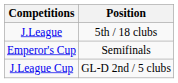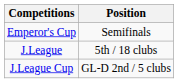rows swapped: (41, 31) <-> (41, 50)
